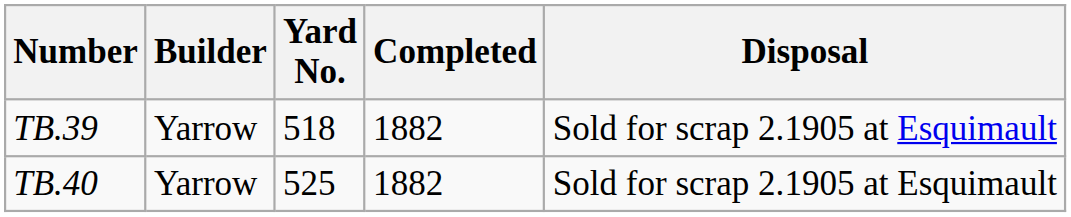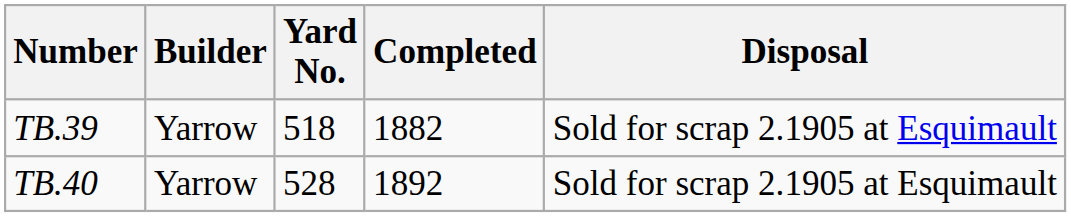(309, 182) 525 -> (309, 182) 528
(408, 182) 1882 -> (408, 182) 1892
